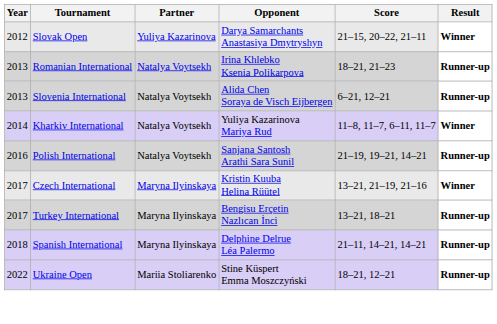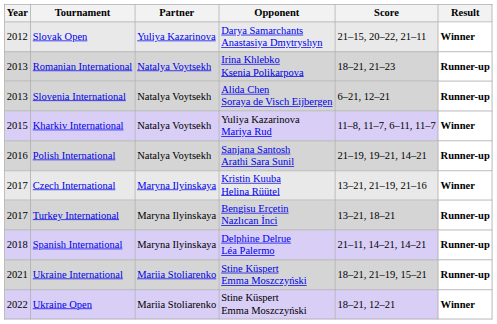(17, 126) 2014 -> (17, 126) 2015
+ row: (78, 275)
(465, 275) Runner-up -> (458, 304) Winner
